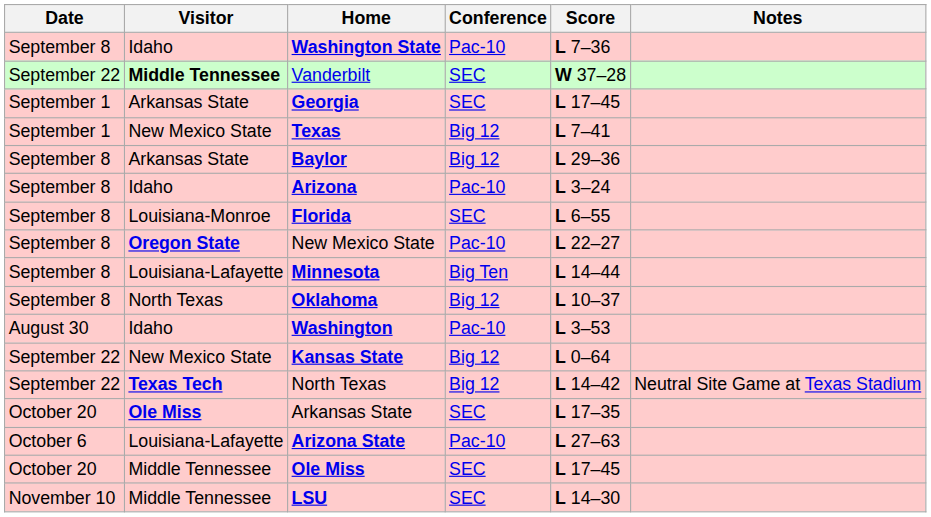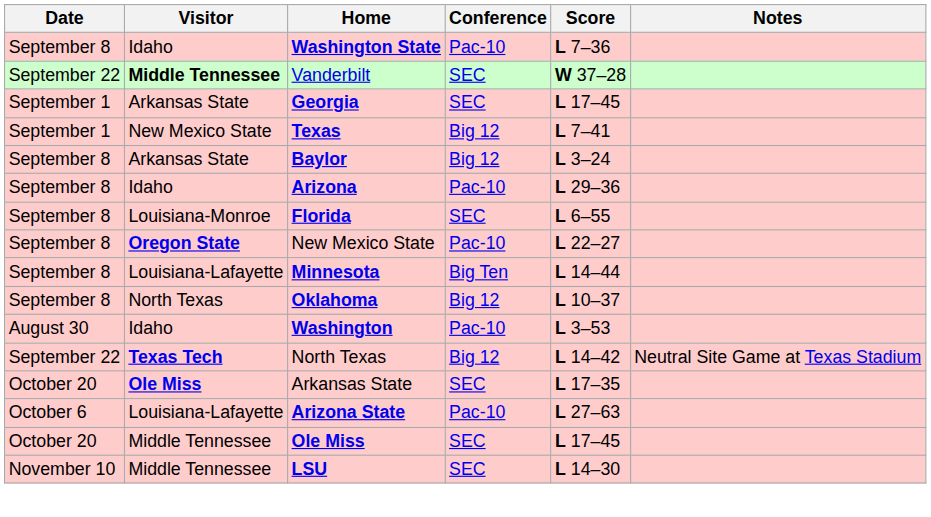(588, 159) L 29–36 -> (583, 159) L 3–24
(583, 187) L 3–24 -> (588, 187) L 29–36
- row: (347, 356)
